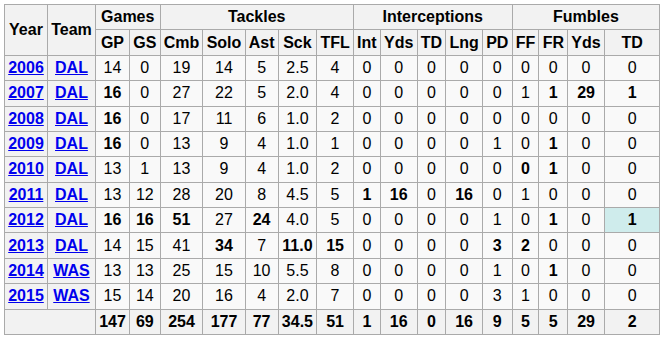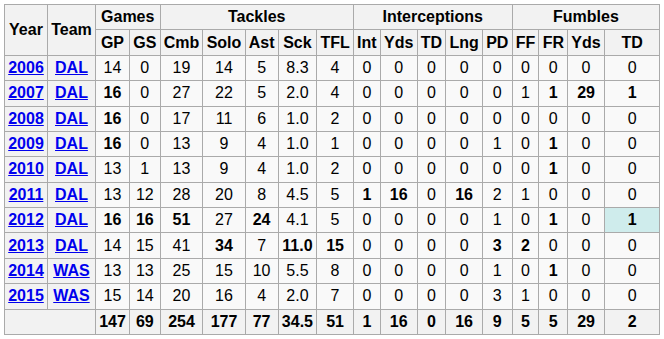(297, 67) 2.5 -> (297, 67) 8.3
(526, 169) bold -> (526, 169) normal
(497, 194) 0 -> (497, 194) 2
(297, 220) 4.0 -> (297, 220) 4.1
